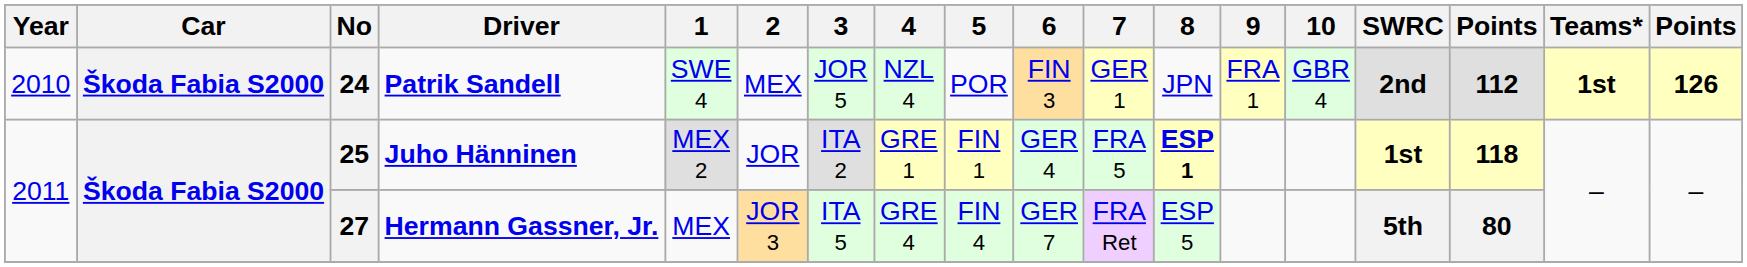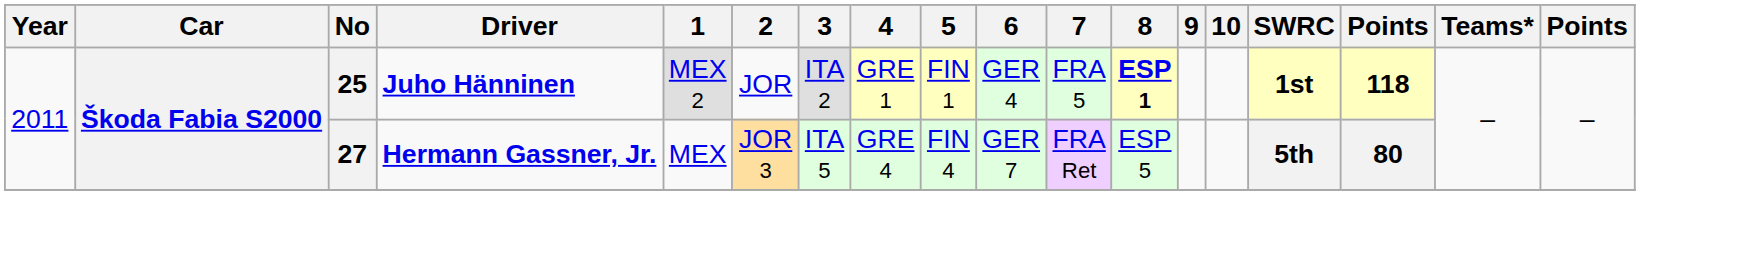- row: (354, 83)
